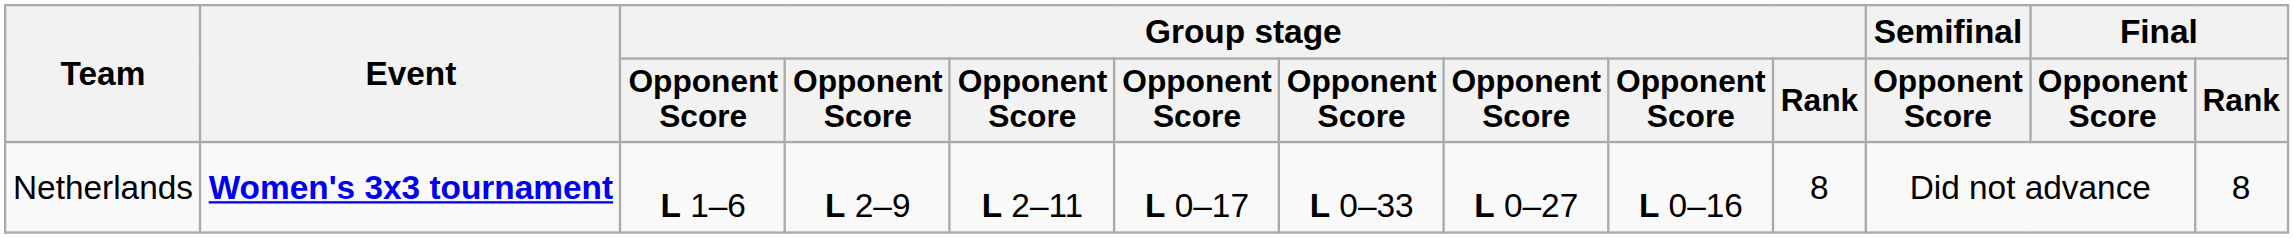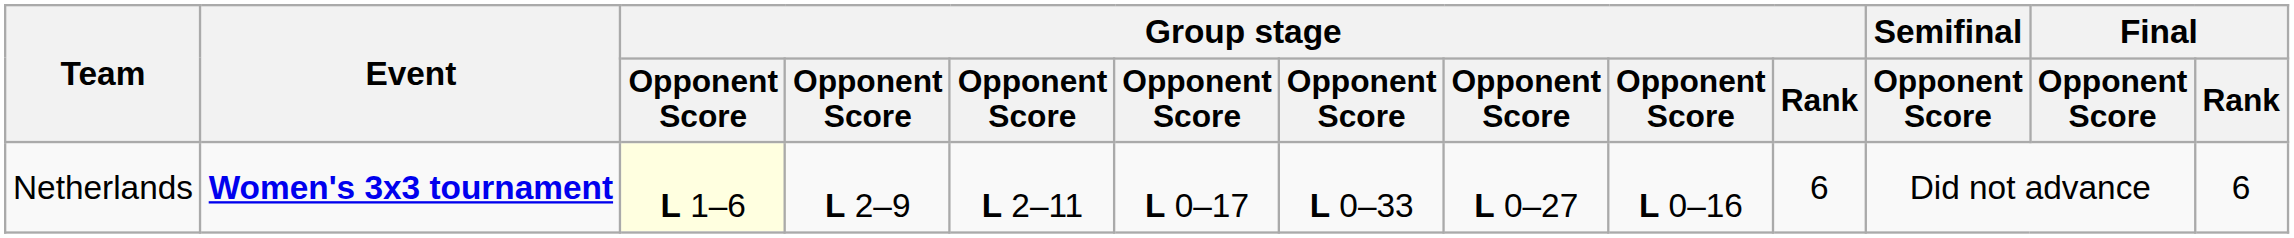(703, 206) no background -> (703, 206) lightyellow background
(1819, 188) 8 -> (1819, 188) 6
(2241, 188) 8 -> (2241, 188) 6
